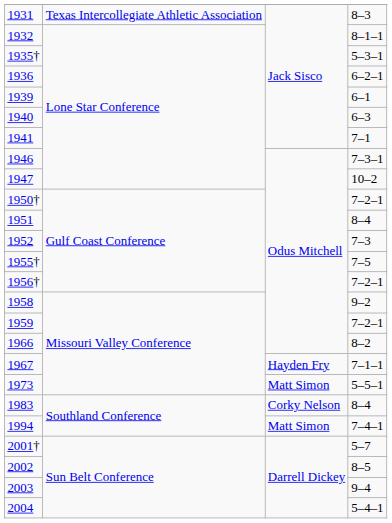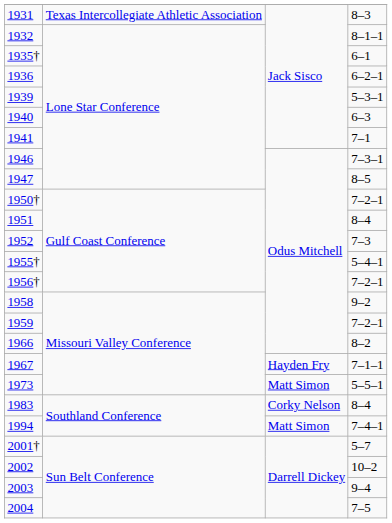(367, 55) 5–3–1 -> (361, 55) 6–1
(361, 96) 6–1 -> (367, 96) 5–3–1
(364, 179) 10–2 -> (361, 179) 8–5
(361, 261) 7–5 -> (367, 261) 5–4–1
(361, 466) 8–5 -> (364, 466) 10–2
(367, 508) 5–4–1 -> (361, 508) 7–5
